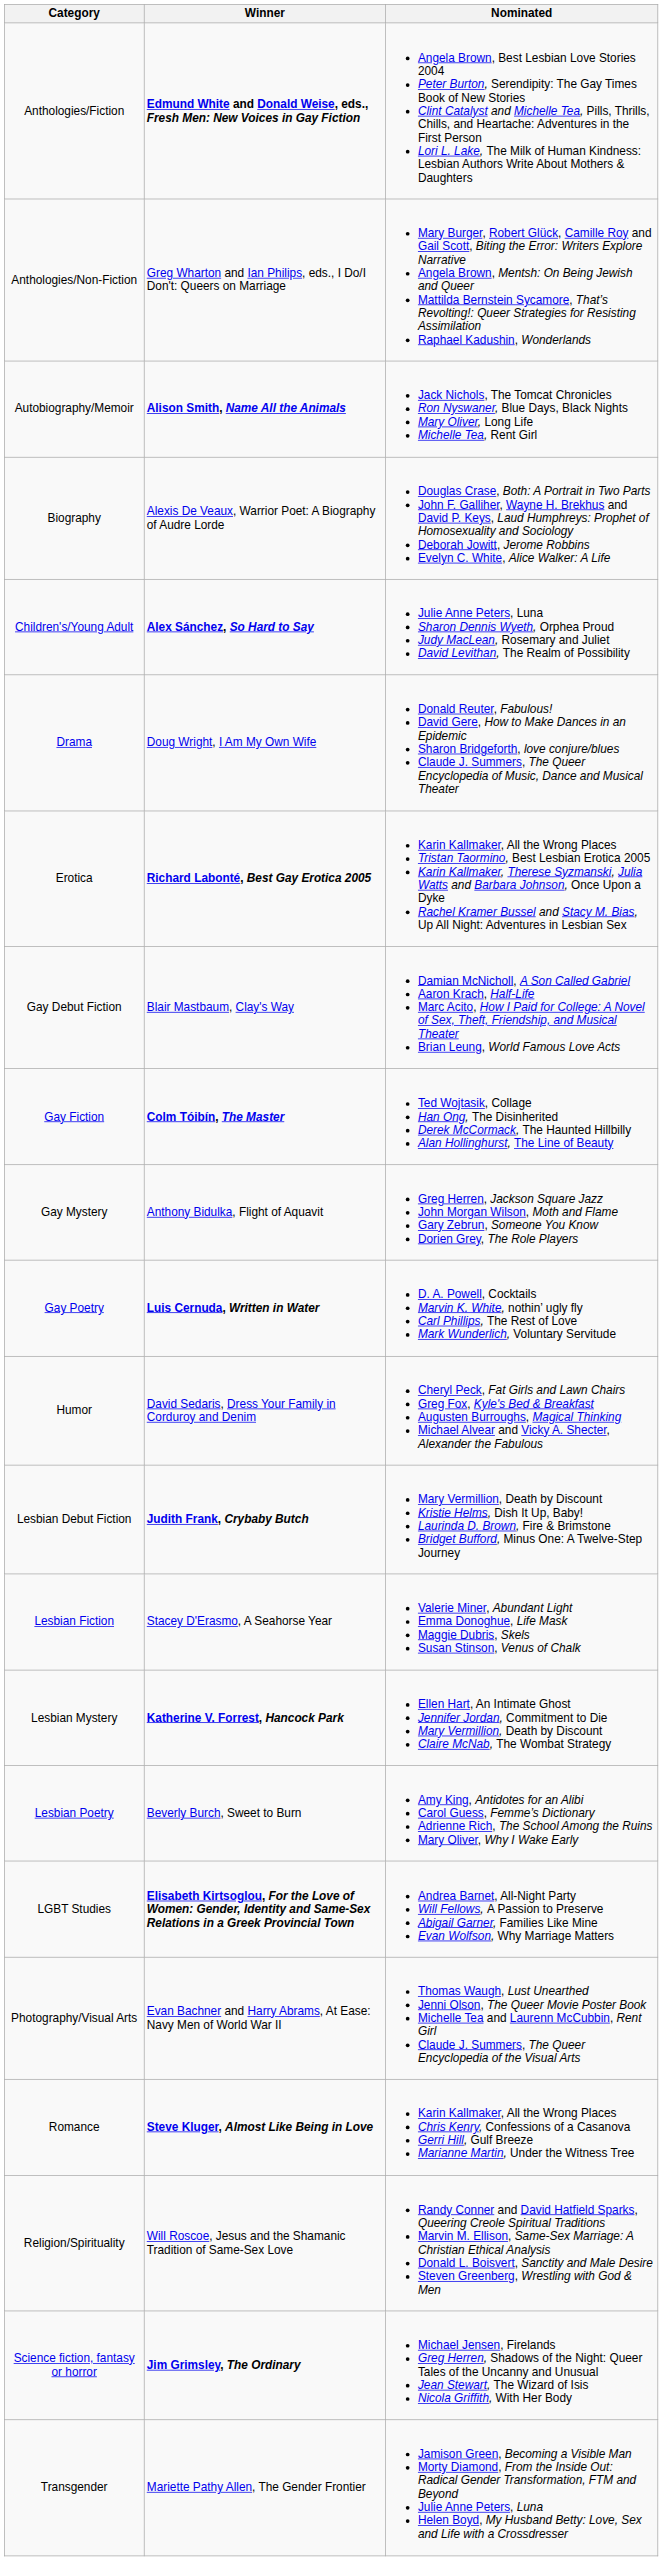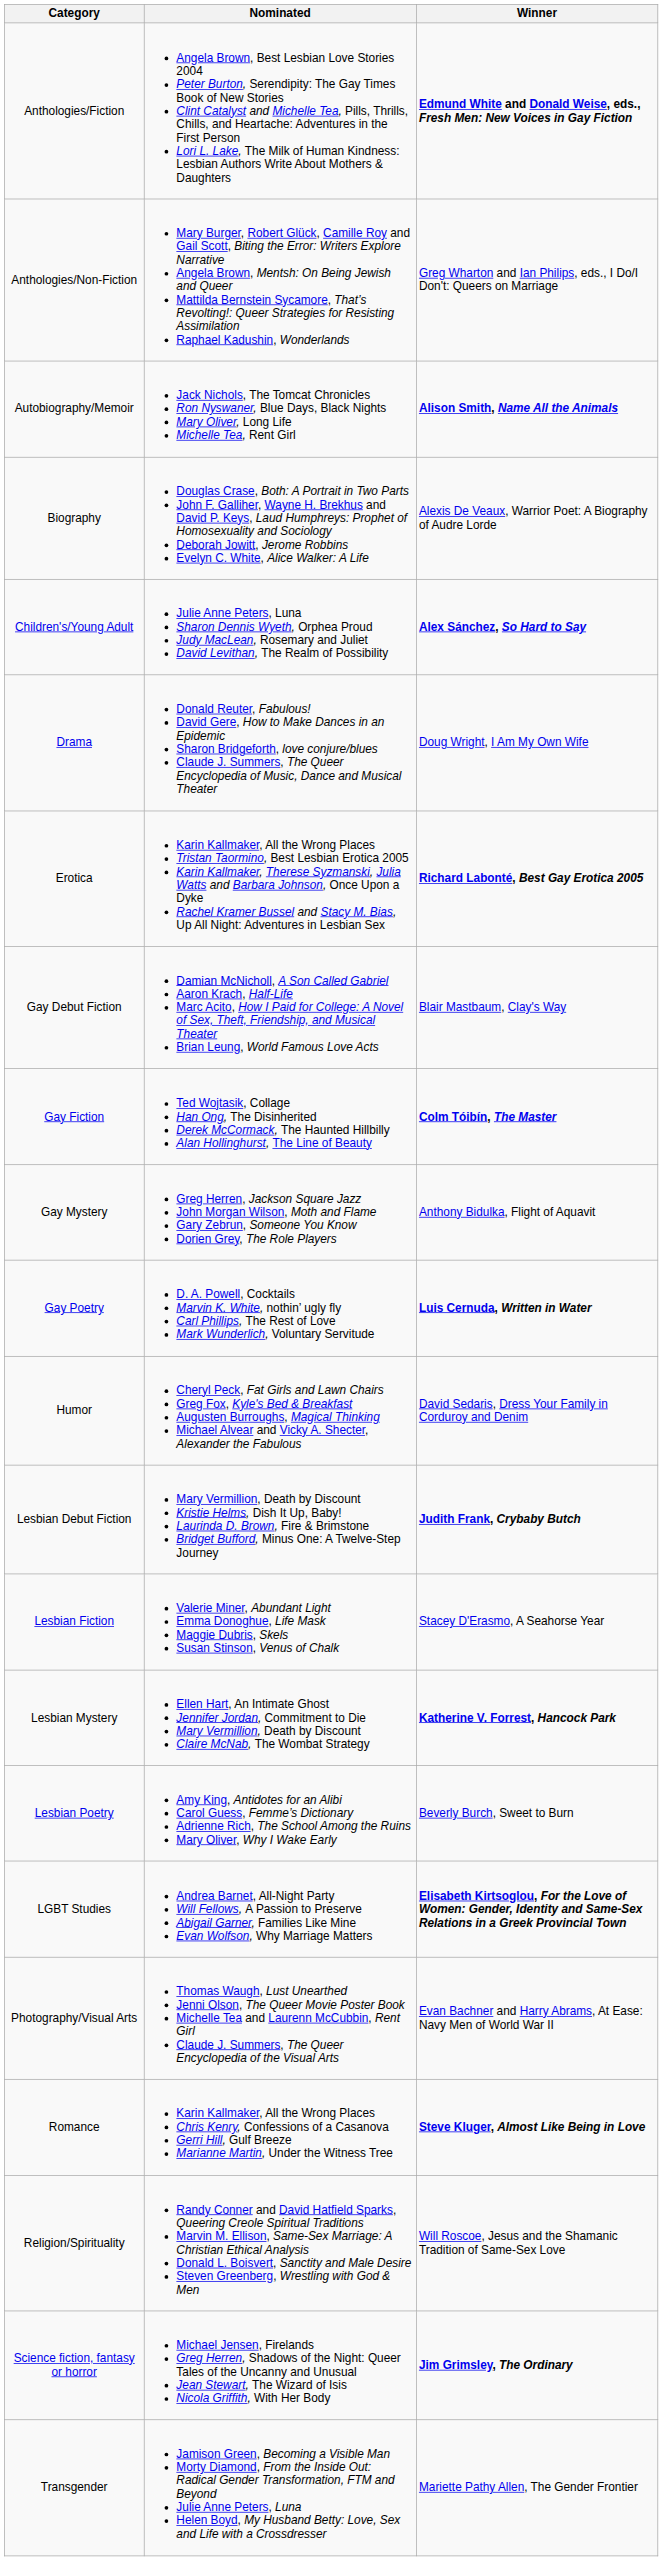columns swapped: (265, 13) <-> (522, 13)
